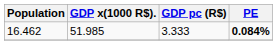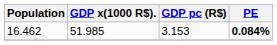(175, 31) 3.333 -> (175, 31) 3.153
